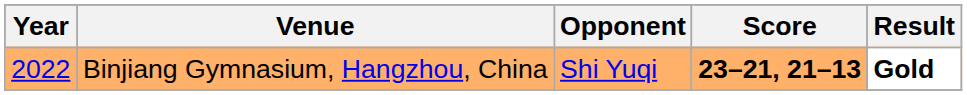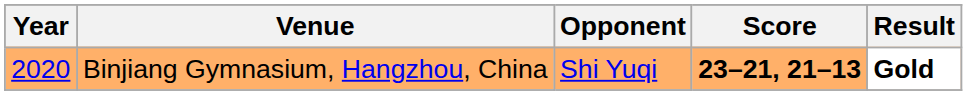(41, 68) 2022 -> (41, 68) 2020
